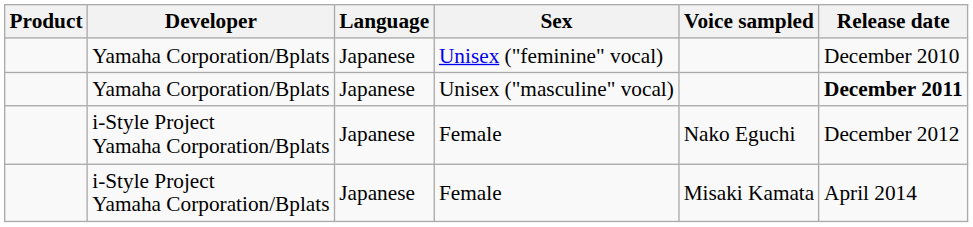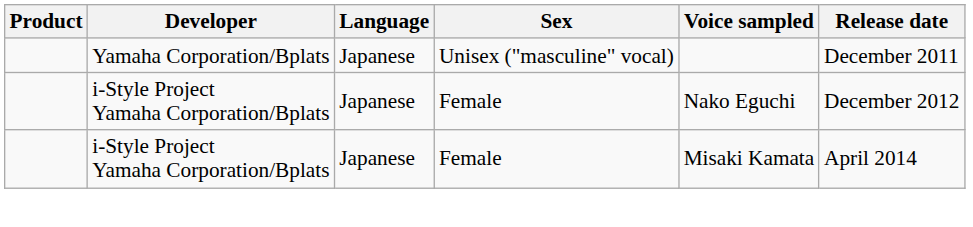- row: (211, 55)
(893, 88) bold -> (891, 55) normal
